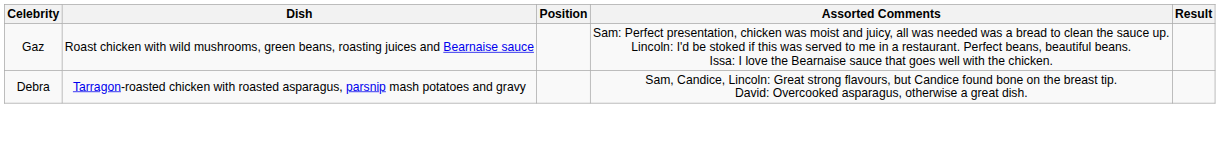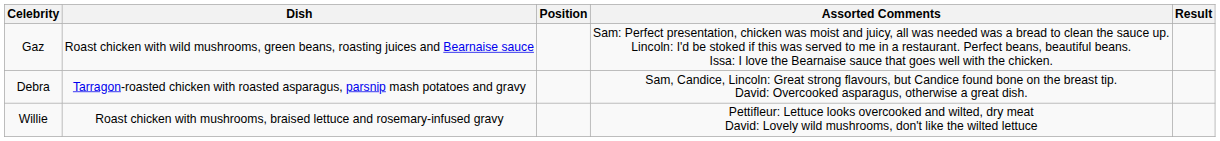+ row: (33, 119)
